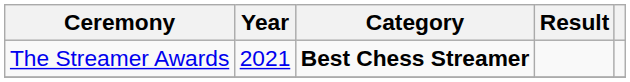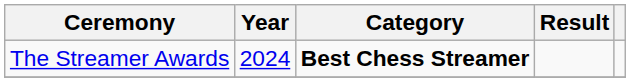(265, 58) 2021 -> (265, 58) 2024
